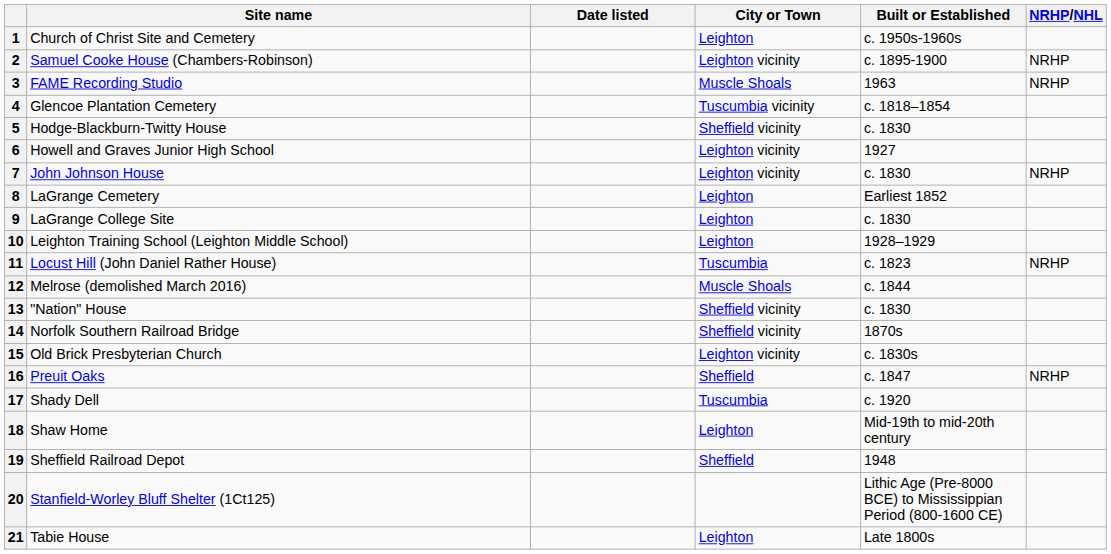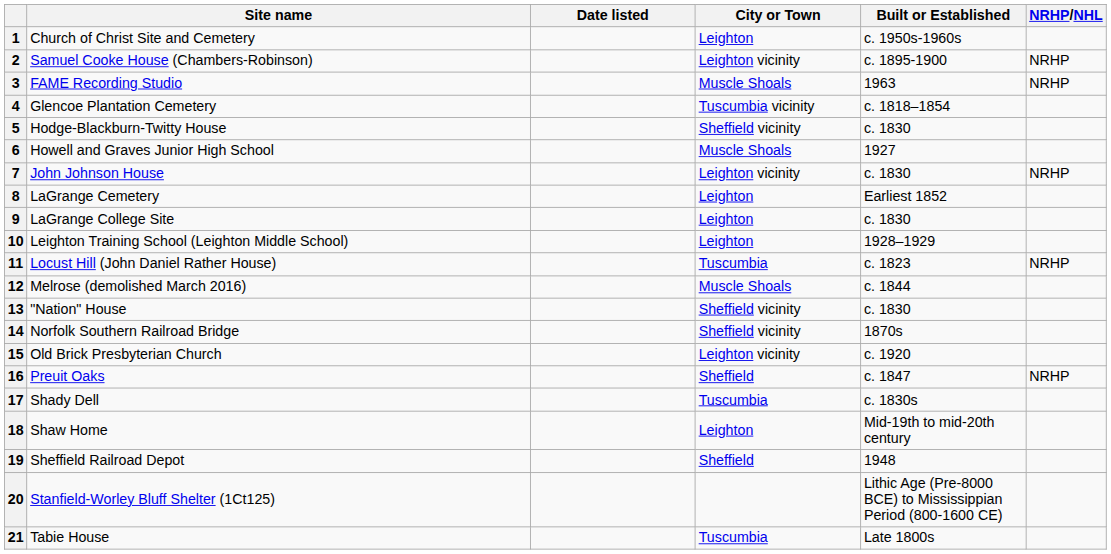(749, 151) Leighton vicinity -> (745, 151) Muscle Shoals
(891, 354) c. 1830s -> (887, 354) c. 1920
(887, 399) c. 1920 -> (891, 399) c. 1830s
(726, 538) Leighton -> (733, 538) Tuscumbia
